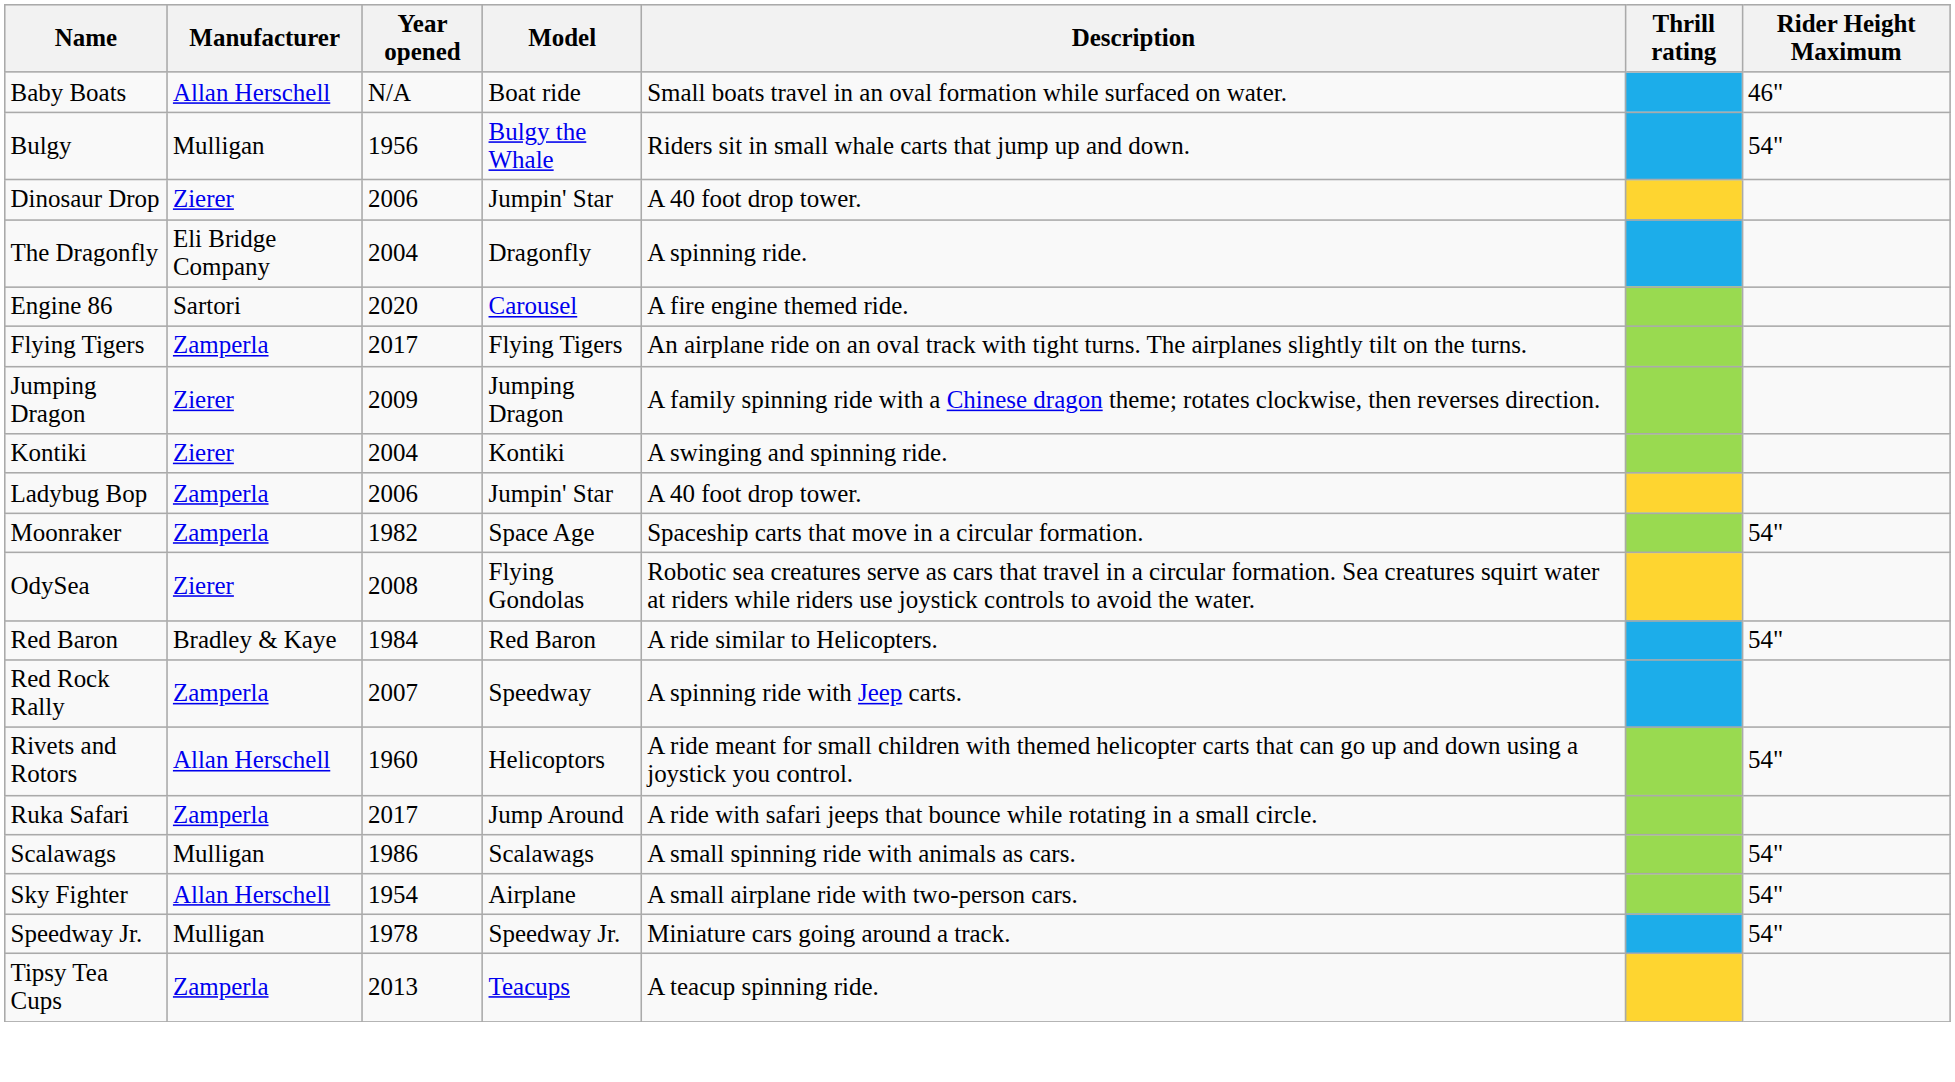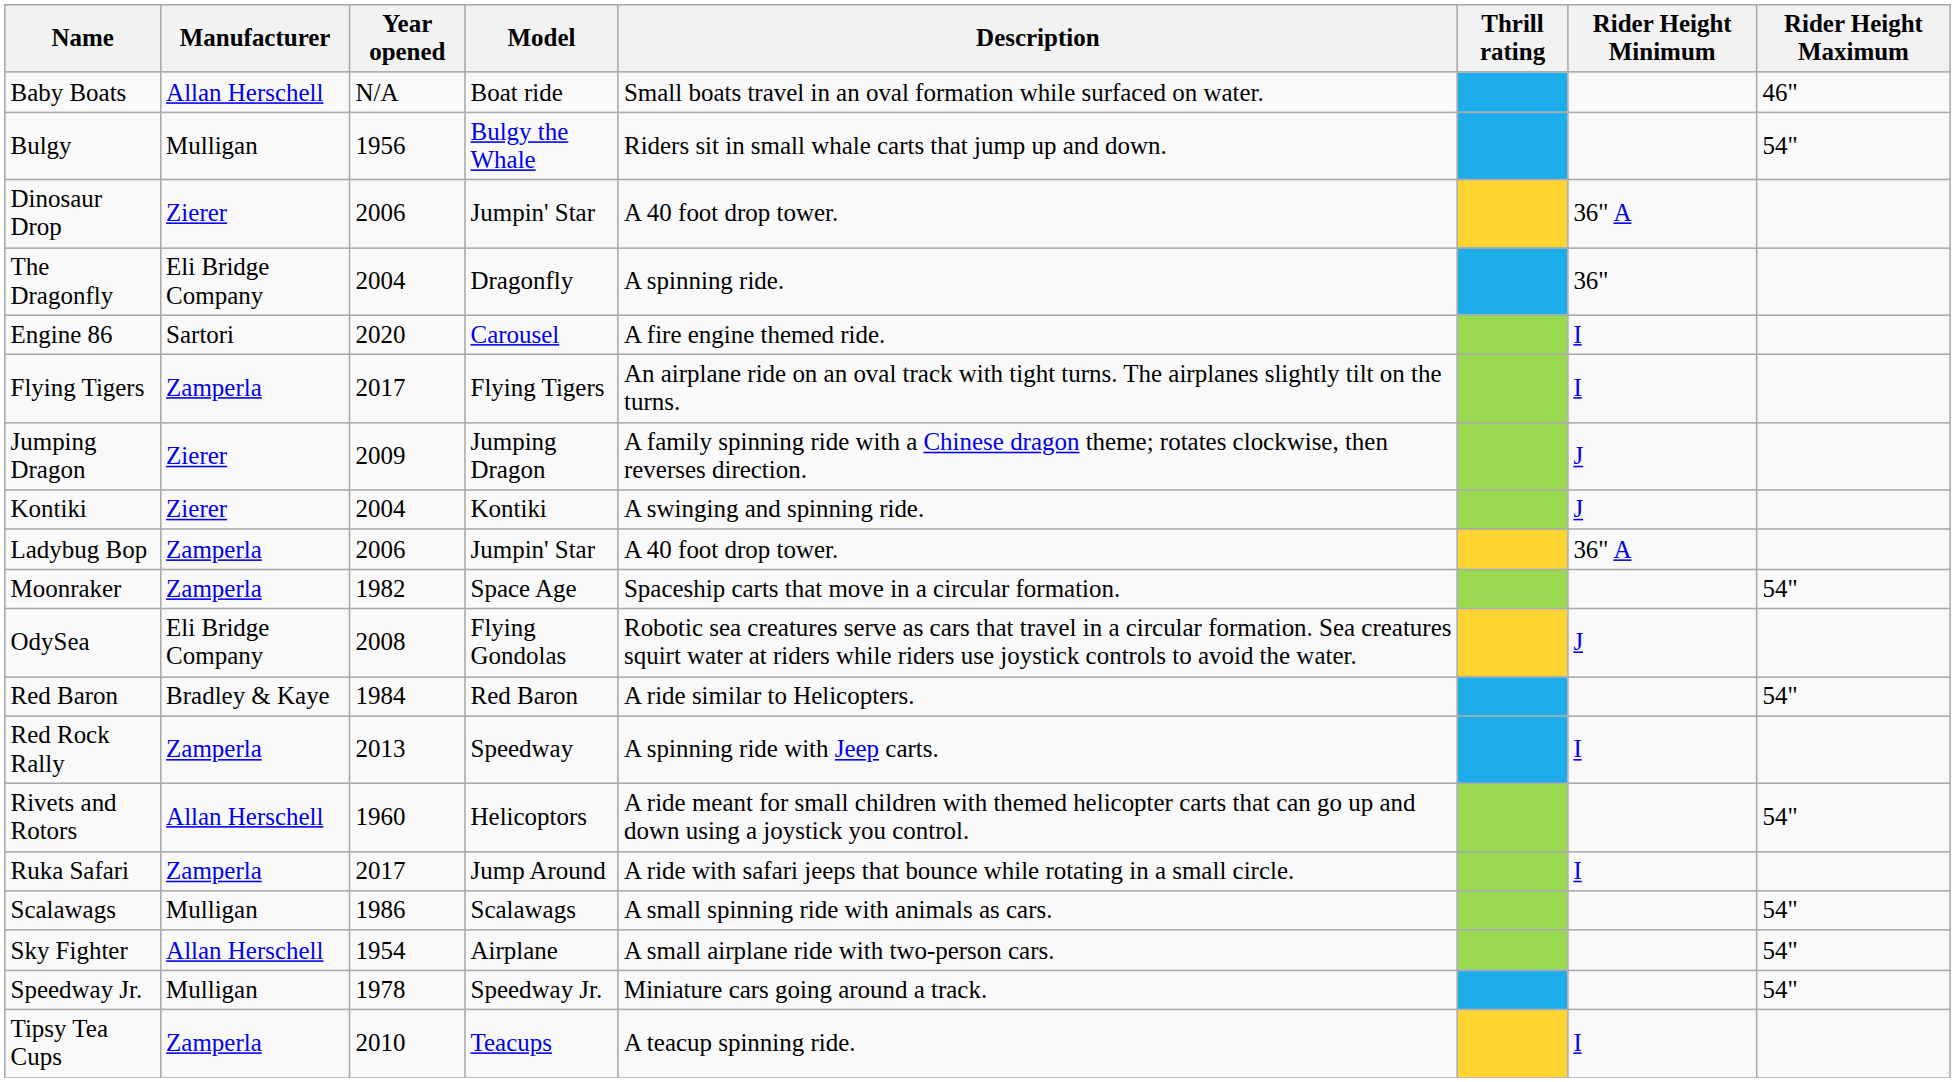+ column: (1662, 38)
(203, 586) Zierer -> (218, 642) Eli Bridge Company
(393, 693) 2007 -> (381, 749) 2013
(393, 987) 2013 -> (381, 1043) 2010
